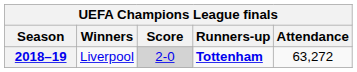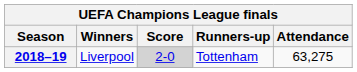(229, 57) bold -> (227, 57) normal
(313, 57) 63,272 -> (313, 57) 63,275
